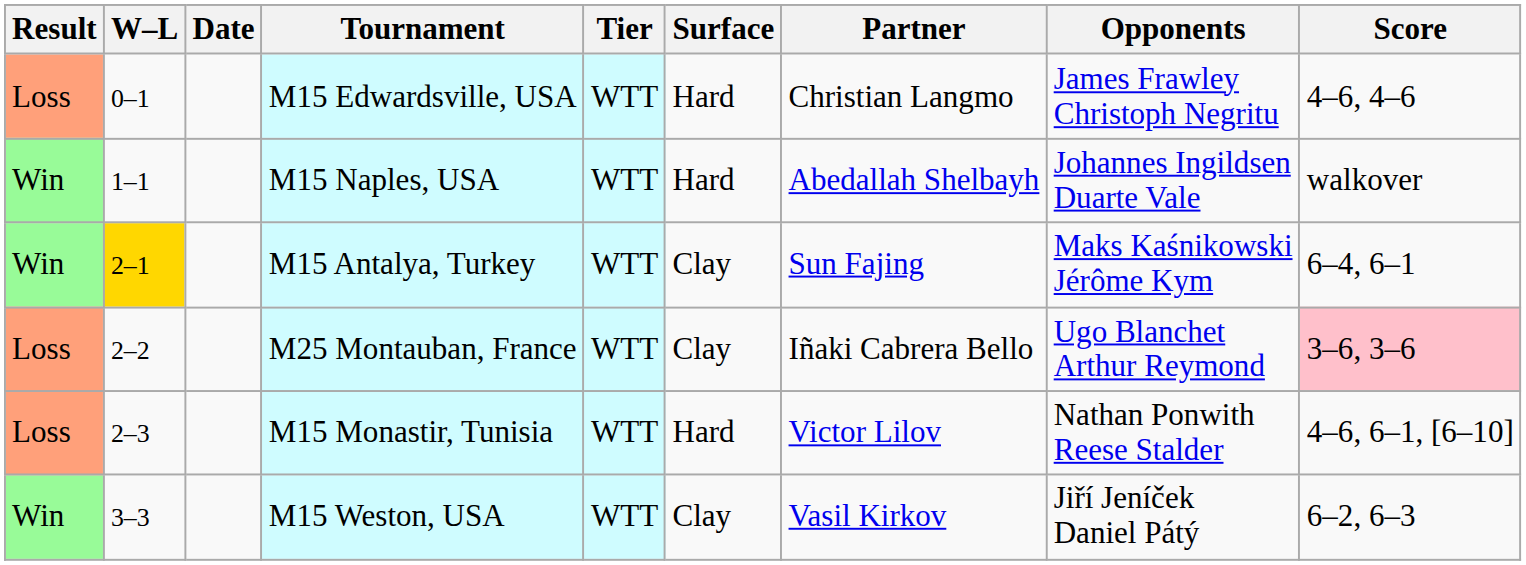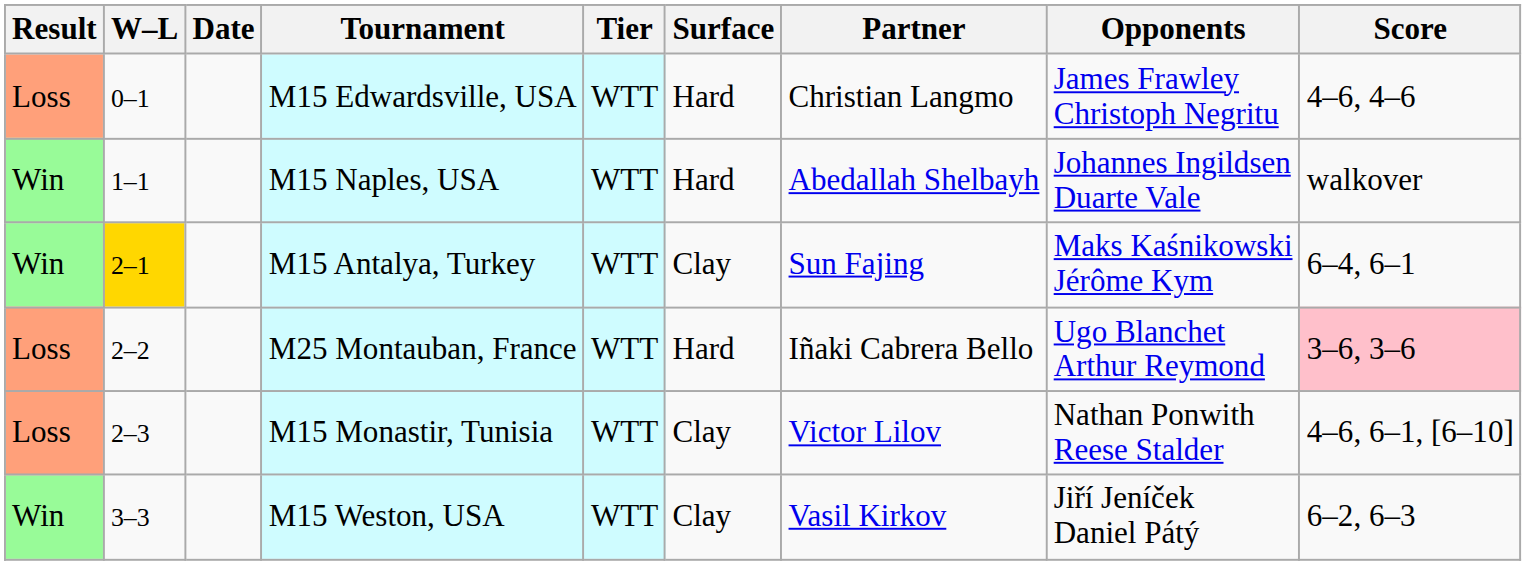(702, 348) Clay -> (704, 348) Hard
(704, 432) Hard -> (702, 432) Clay
